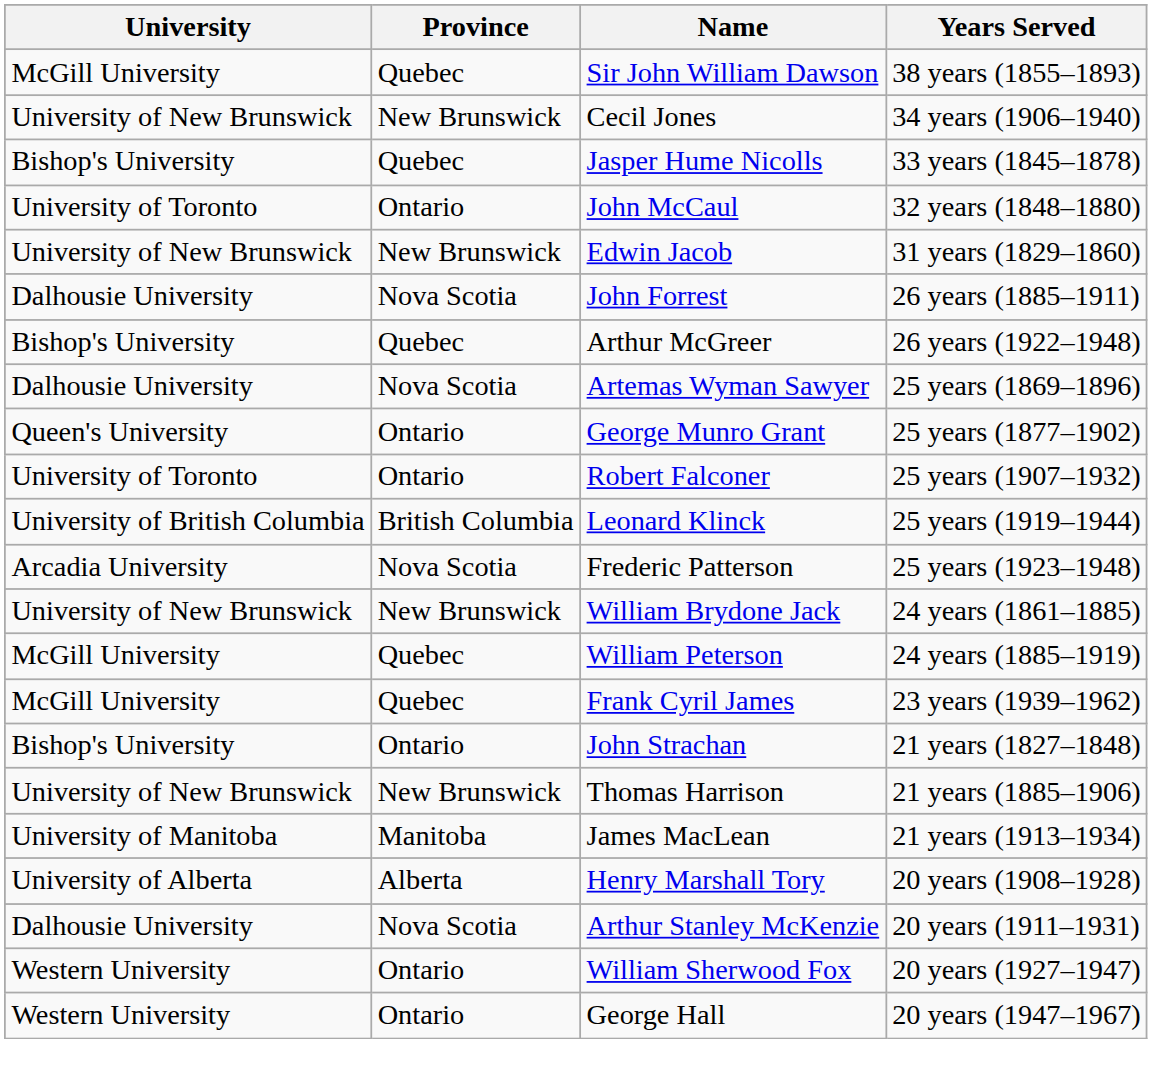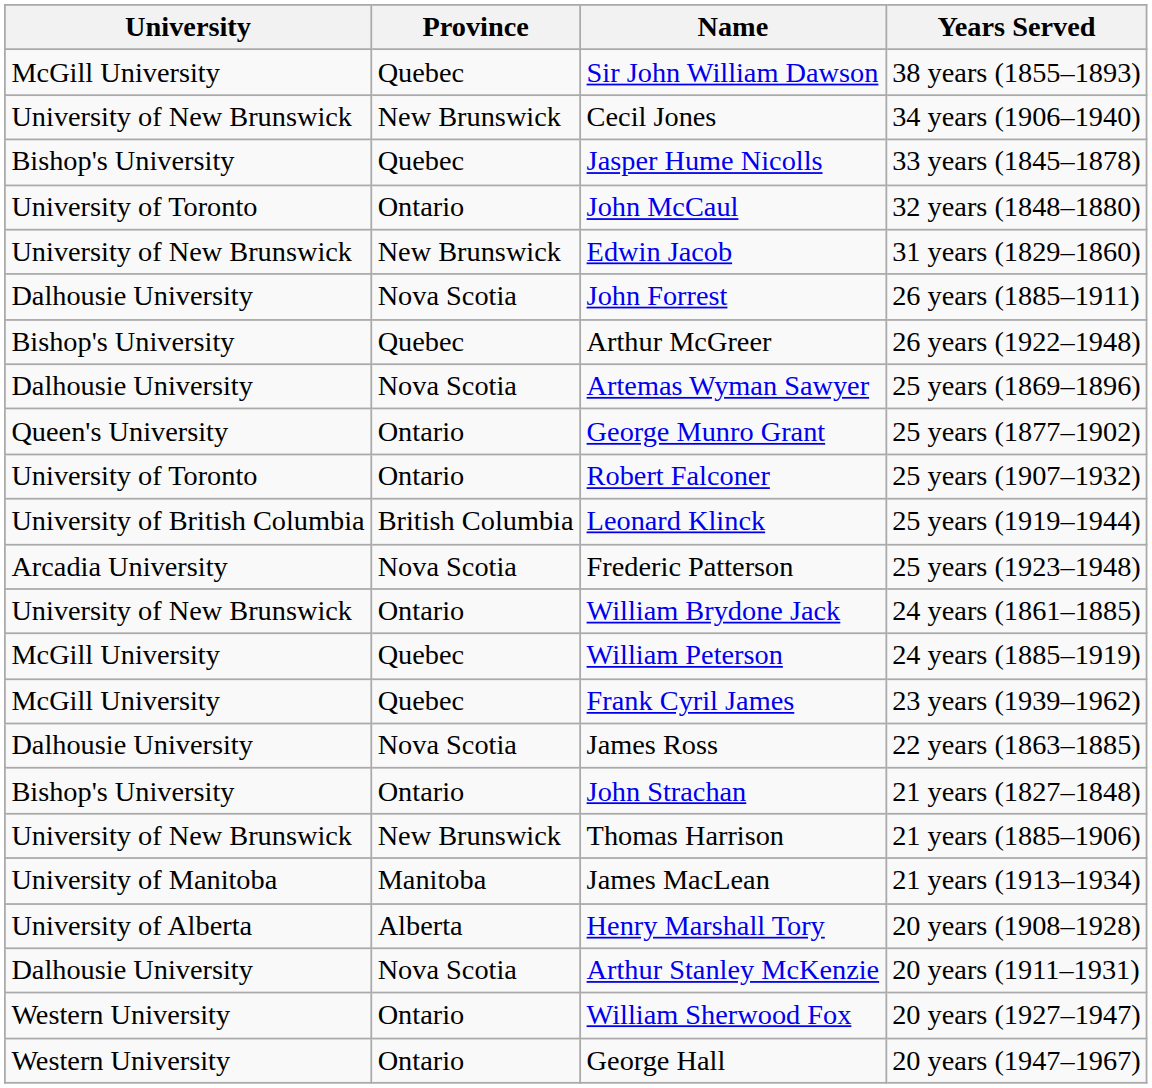(469, 610) New Brunswick -> (421, 610) Ontario
+ row: (652, 745)
